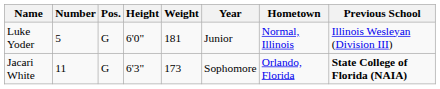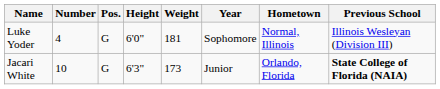(58, 37) 5 -> (58, 37) 4
(218, 37) Junior -> (230, 37) Sophomore
(61, 68) 11 -> (61, 68) 10
(230, 68) Sophomore -> (218, 68) Junior
